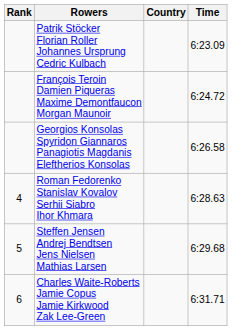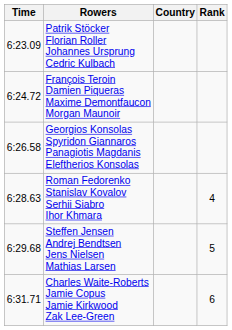columns swapped: (19, 12) <-> (208, 12)
